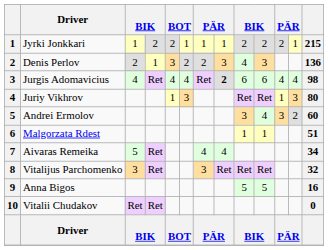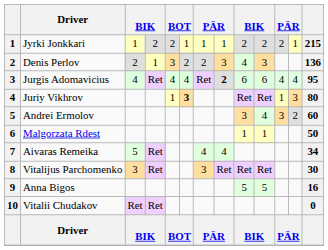(313, 79) 98 -> (313, 79) 95
(187, 97) normal -> (187, 97) bold
(313, 133) 51 -> (313, 133) 50
(313, 169) 32 -> (313, 169) 30
